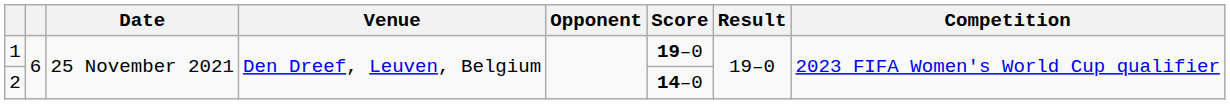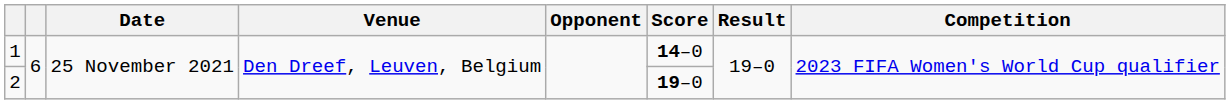(680, 51) 19–0 -> (680, 51) 14–0
(680, 83) 14–0 -> (680, 83) 19–0
